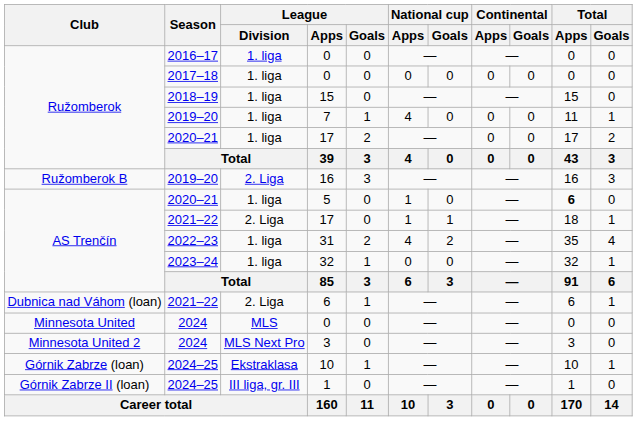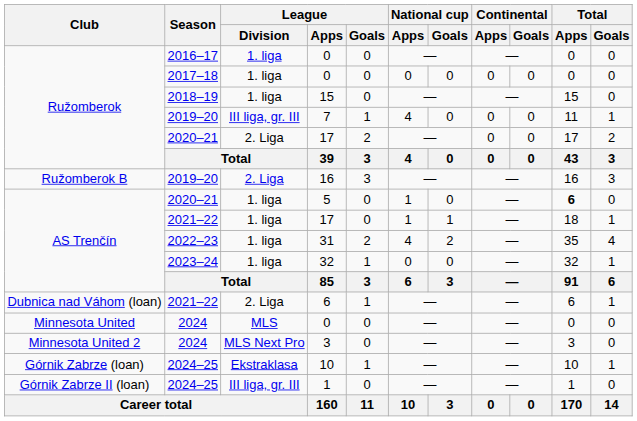(264, 117) 1. liga -> (264, 117) III liga, gr. III
(264, 138) 1. liga -> (264, 138) 2. Liga
(264, 220) 2. Liga -> (264, 220) 1. liga
